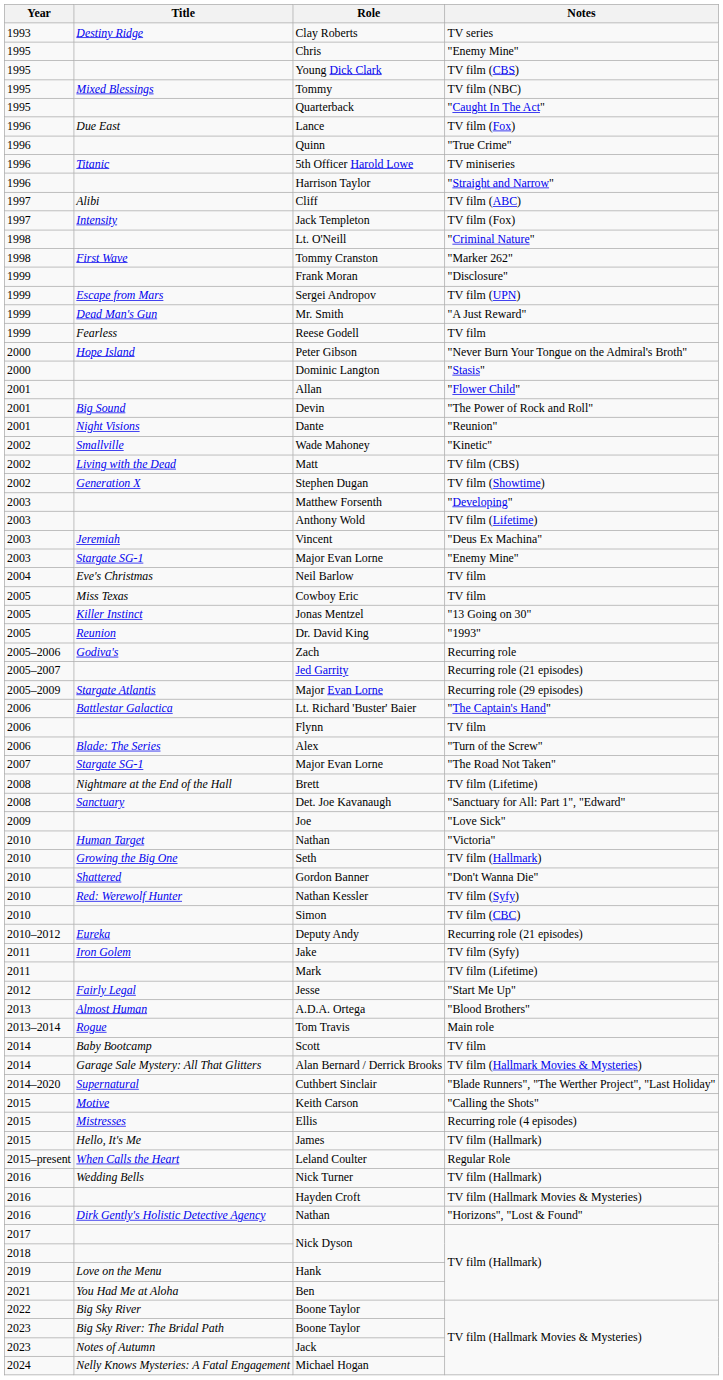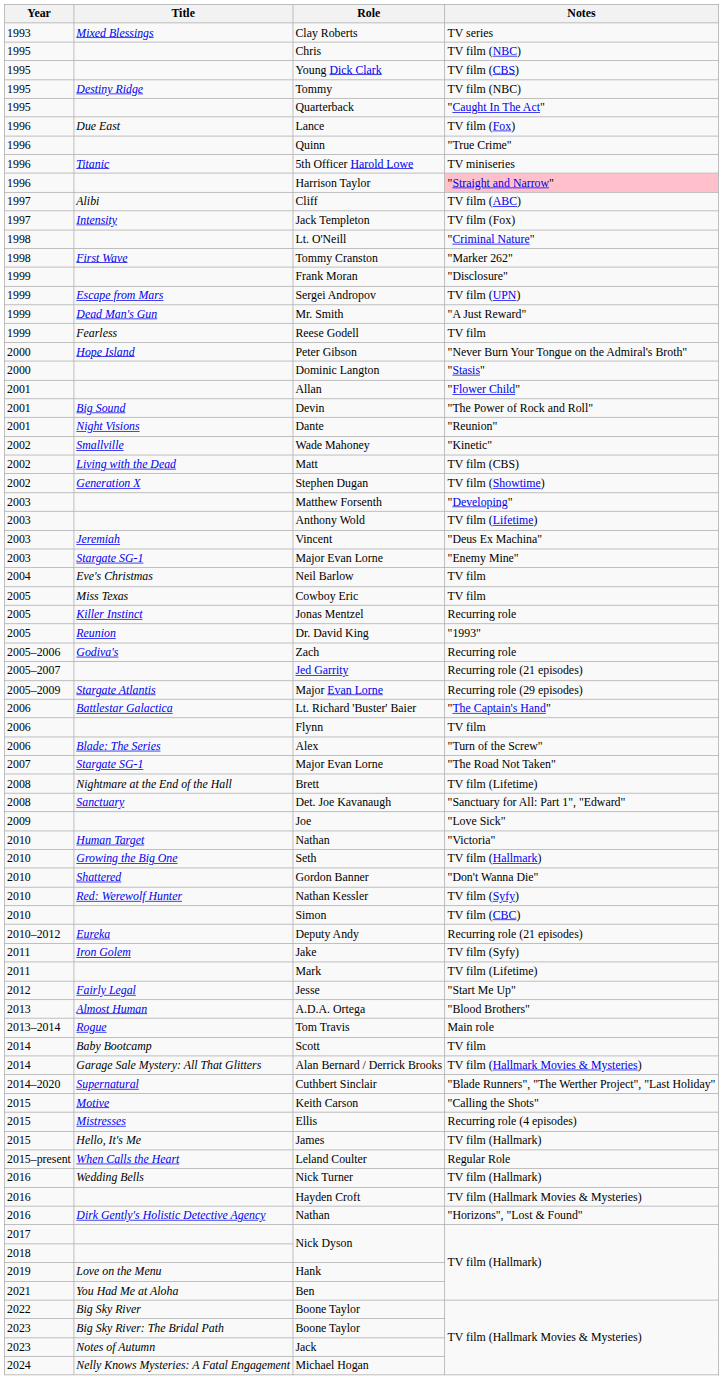(110, 32) Destiny Ridge -> (115, 32) Mixed Blessings
(483, 51) "Enemy Mine" -> (484, 51) TV film (NBC)
(115, 88) Mixed Blessings -> (110, 88) Destiny Ridge
(501, 182) no background -> (501, 182) pink background
(489, 614) "13 Going on 30" -> (482, 614) Recurring role
